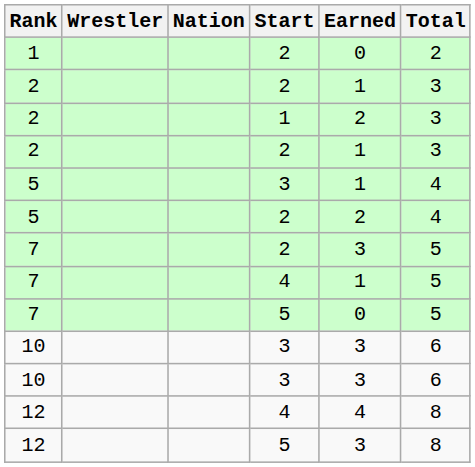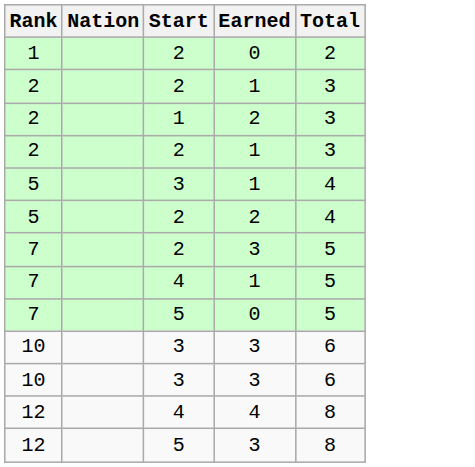- column: (115, 21)
